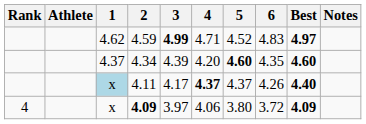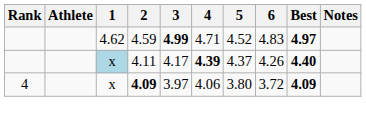- row: (144, 61)
(208, 84) 4.37 -> (208, 61) 4.39
